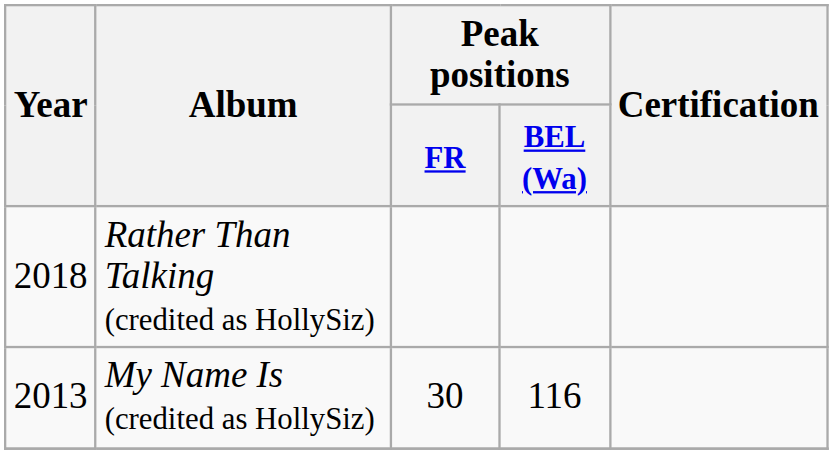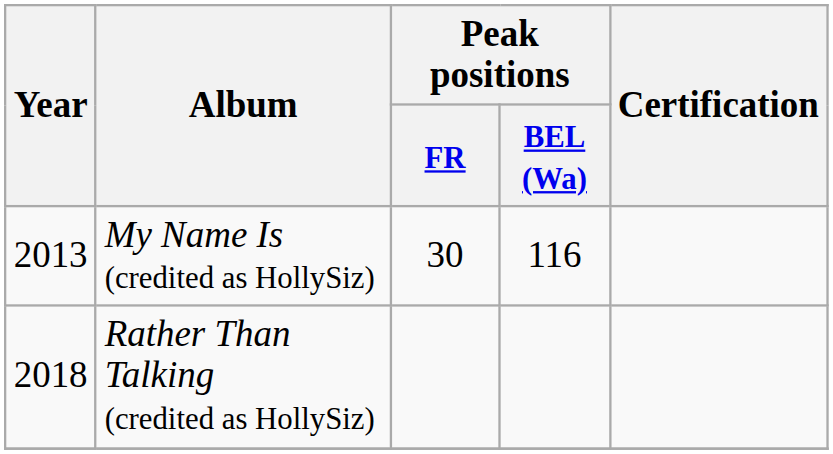rows swapped: (240, 396) <-> (240, 275)
